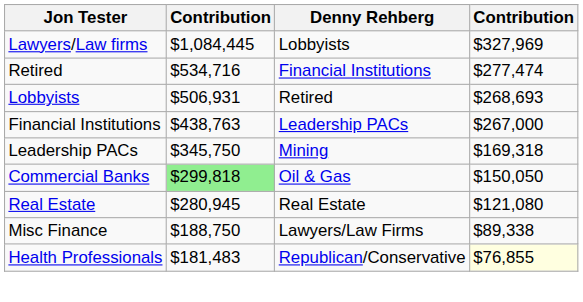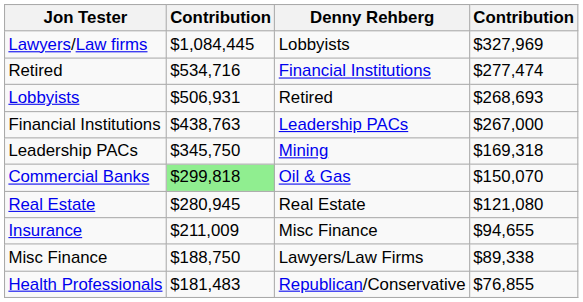(508, 177) $150,050 -> (508, 177) $150,070
+ row: (45, 230)
(504, 257) lightyellow background -> (504, 284) no background
